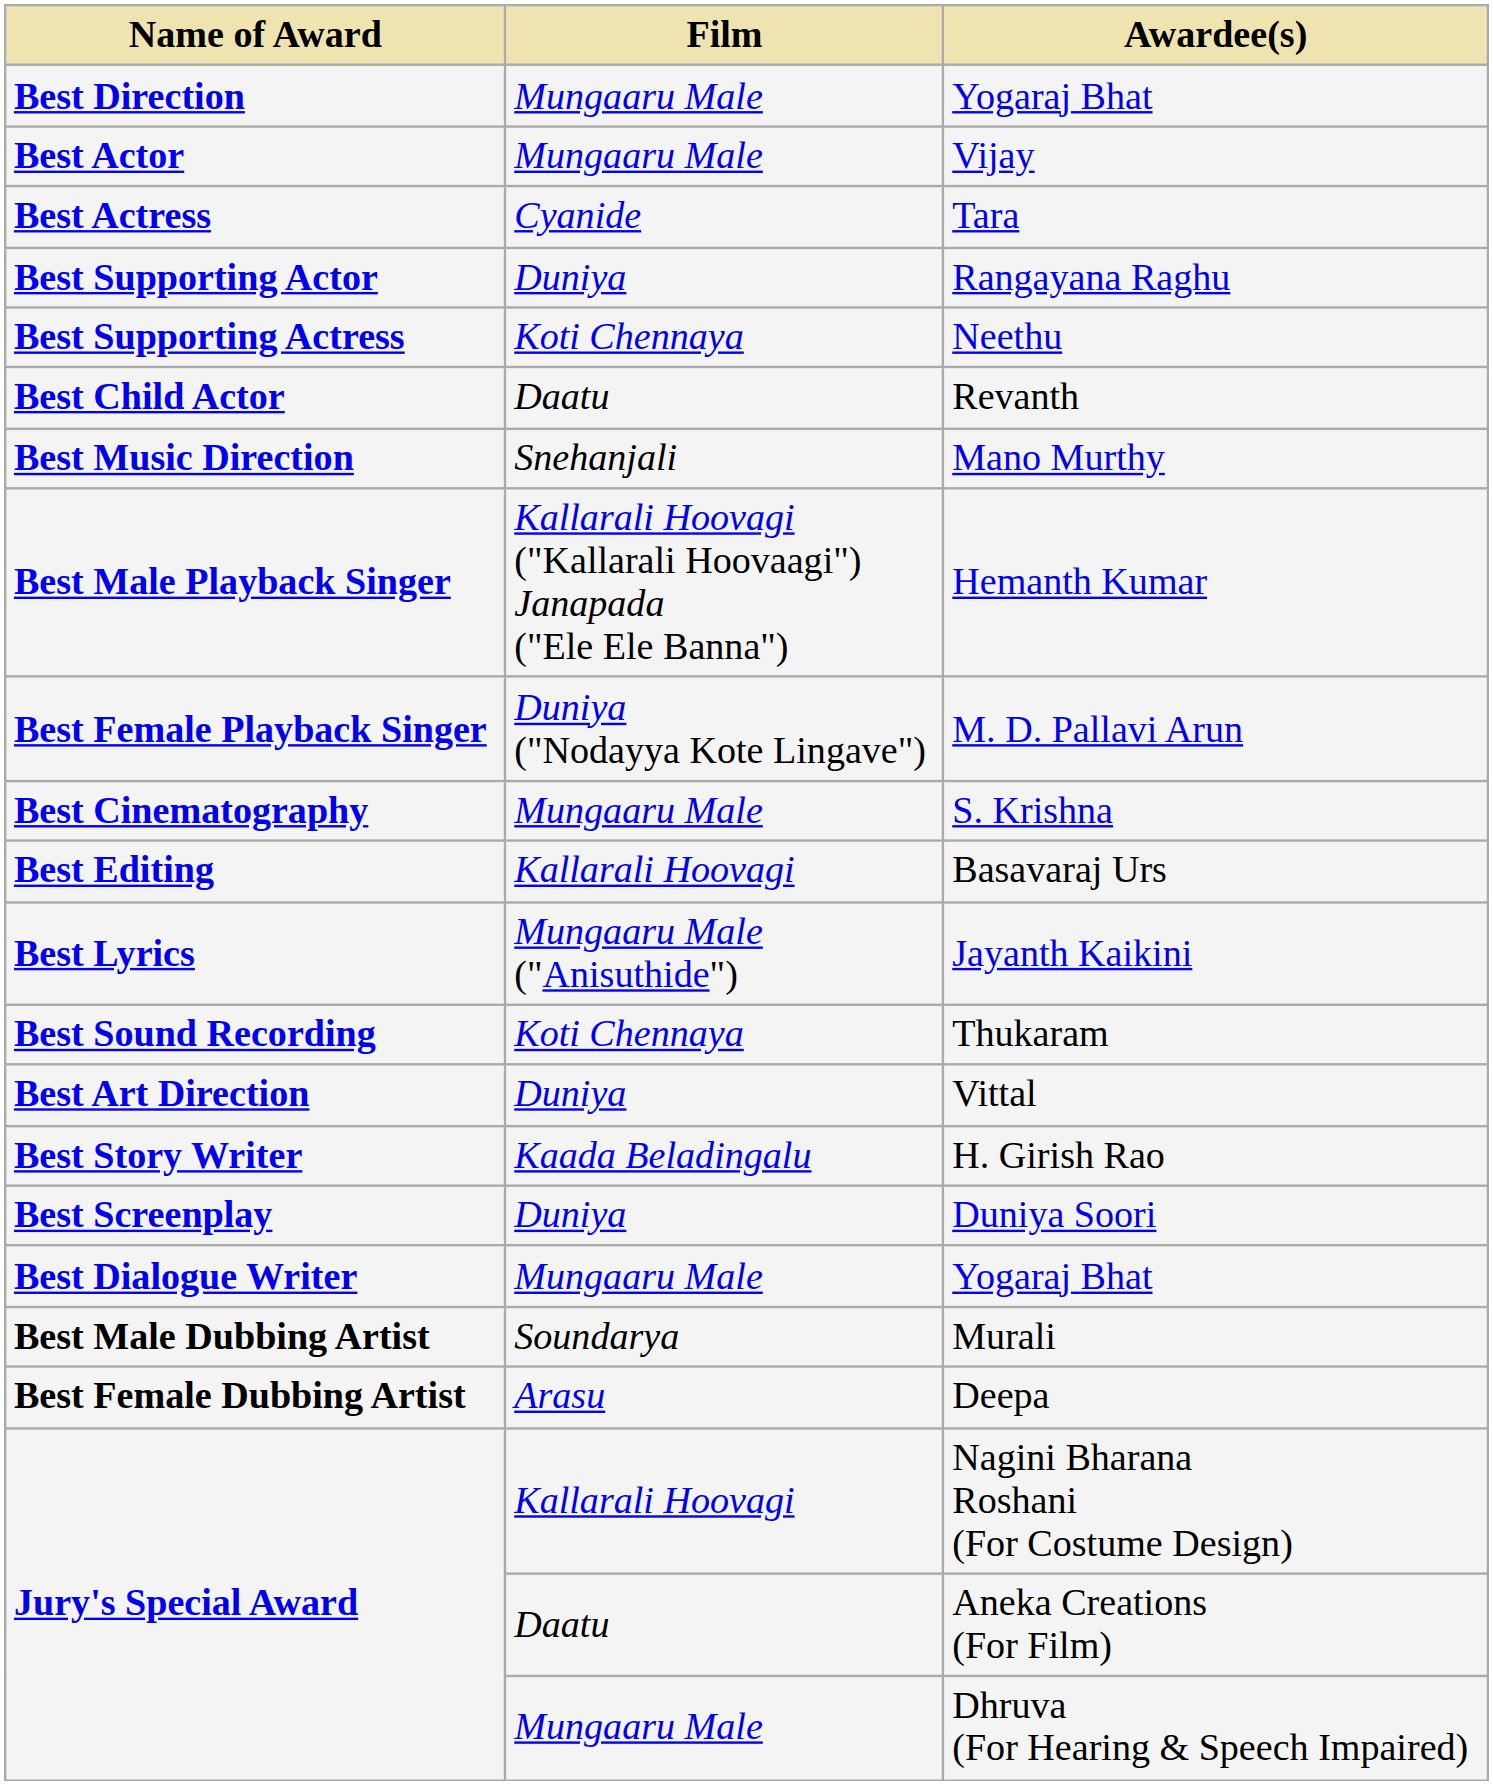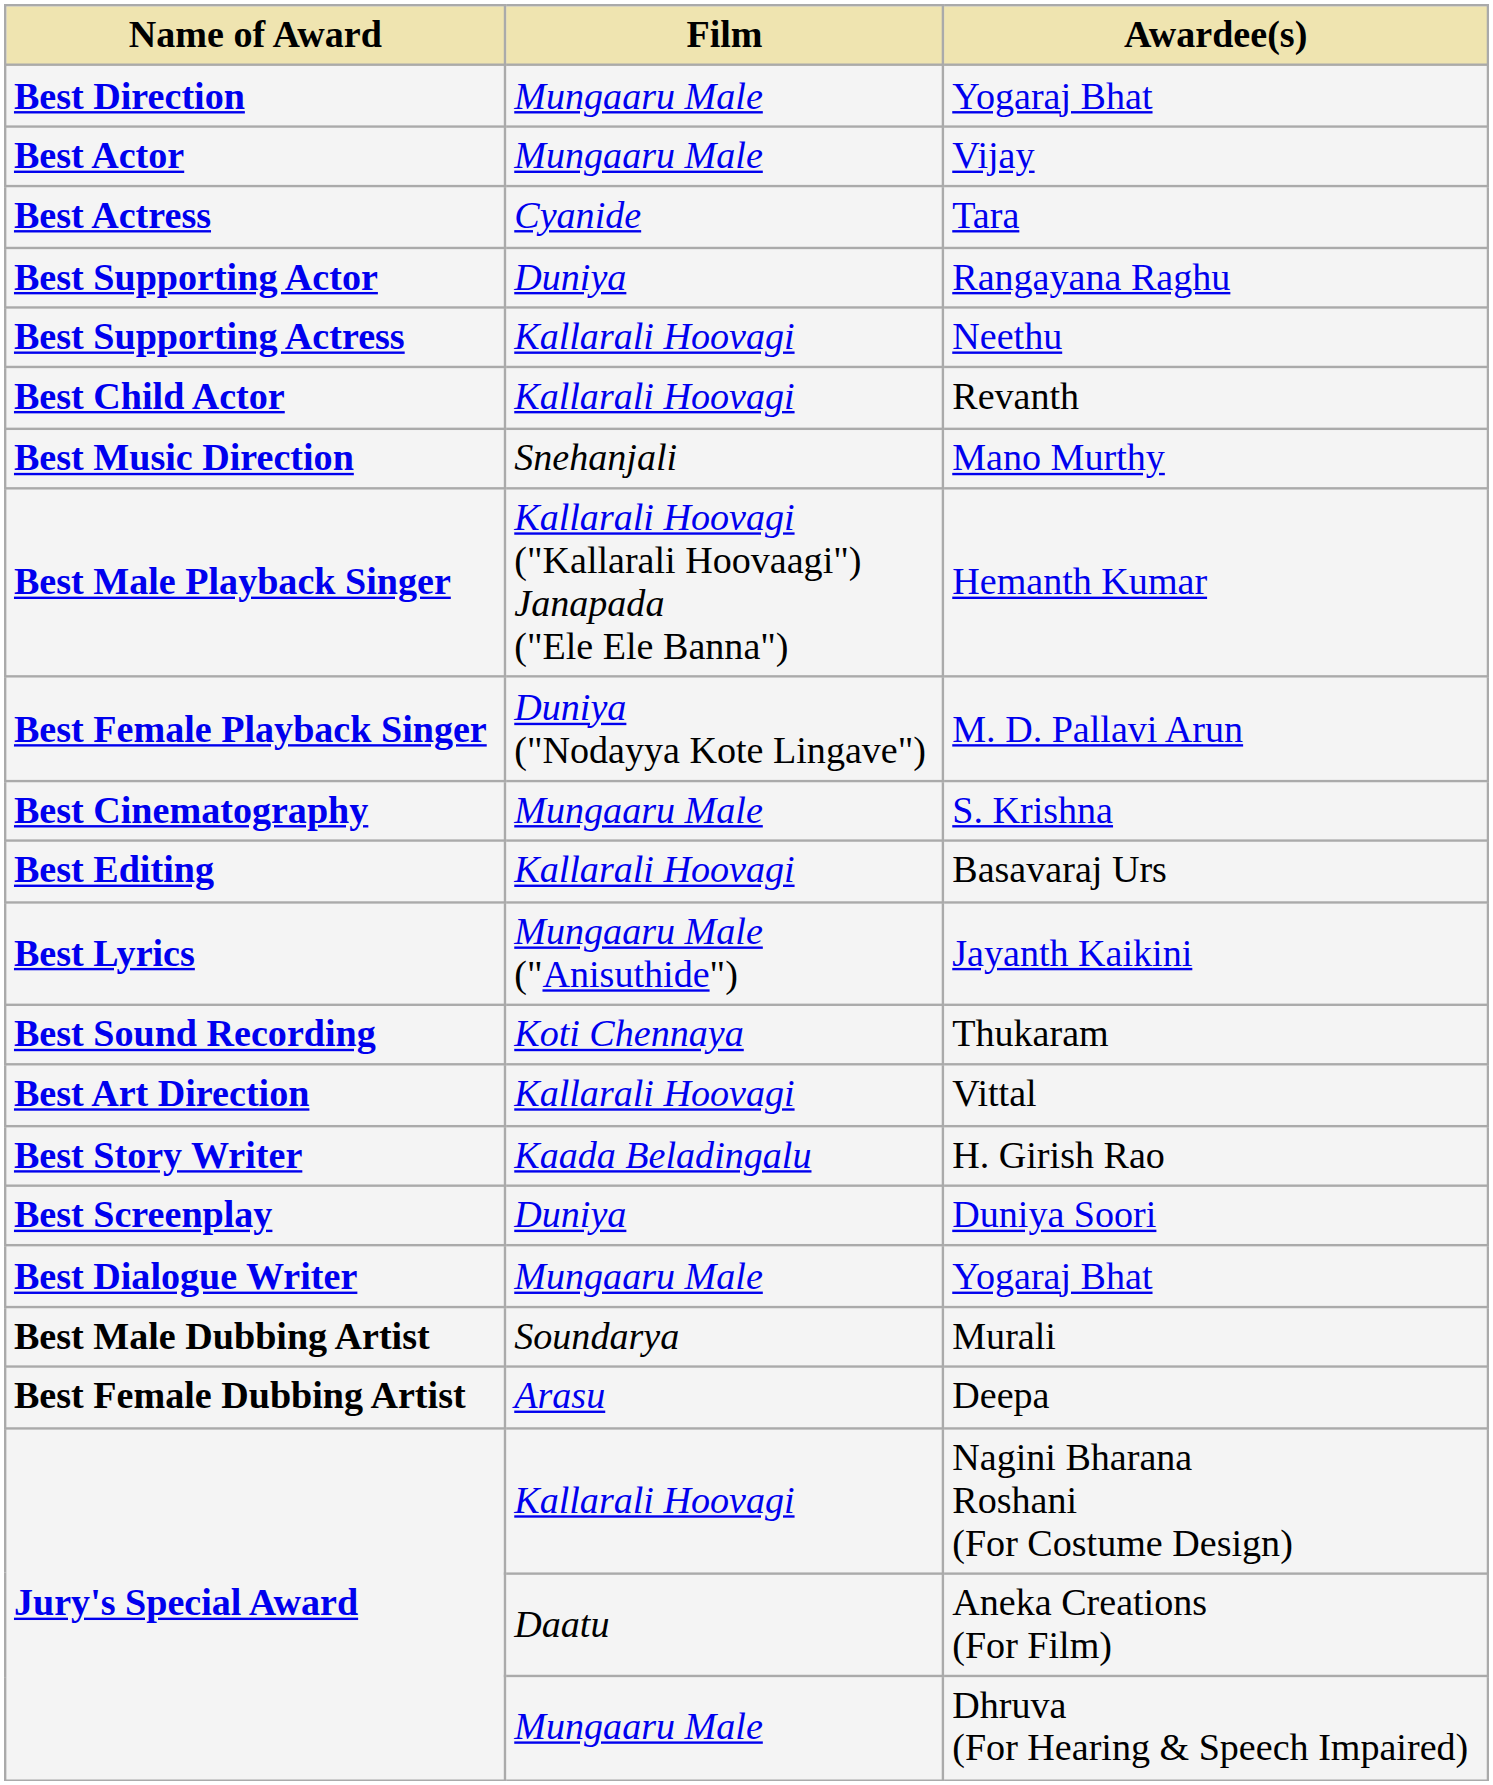(629, 336) Koti Chennaya -> (654, 336) Kallarali Hoovagi
(562, 397) Daatu -> (654, 397) Kallarali Hoovagi
(570, 1094) Duniya -> (654, 1094) Kallarali Hoovagi
